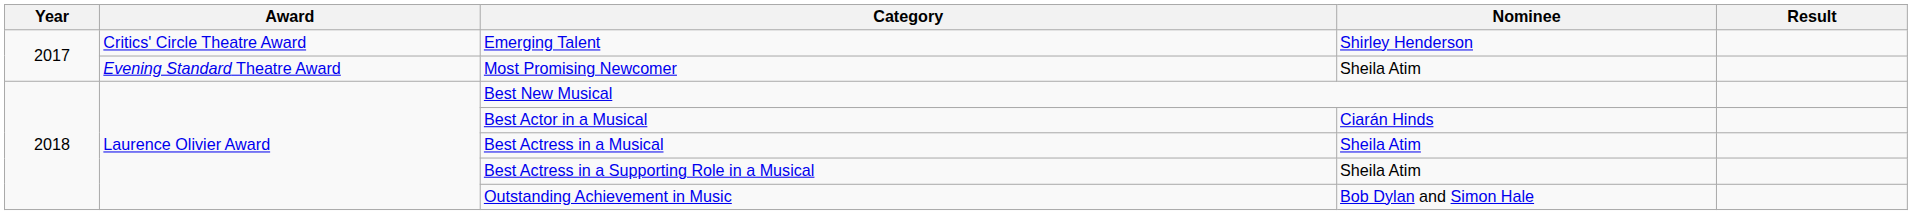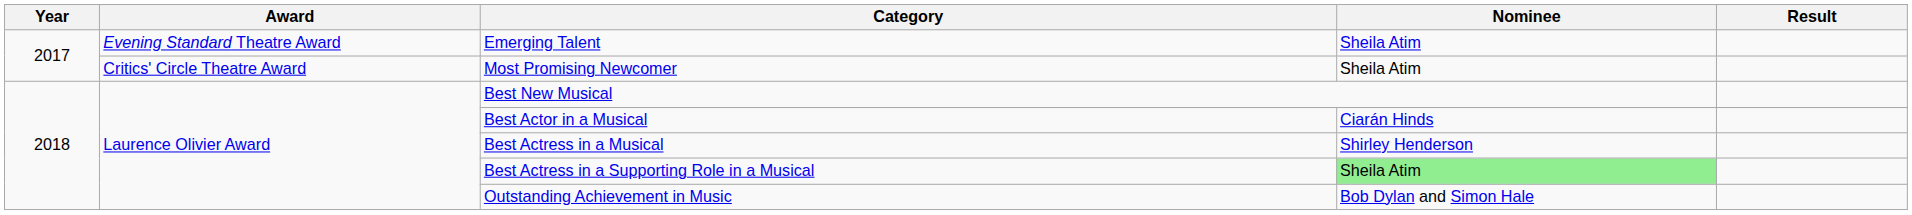(205, 42) Critics' Circle Theatre Award -> (222, 42) Evening Standard Theatre Award
(1407, 42) Shirley Henderson -> (1380, 42) Sheila Atim
(222, 68) Evening Standard Theatre Award -> (205, 68) Critics' Circle Theatre Award
(1380, 145) Sheila Atim -> (1407, 145) Shirley Henderson
(1380, 171) no background -> (1380, 171) lightgreen background
